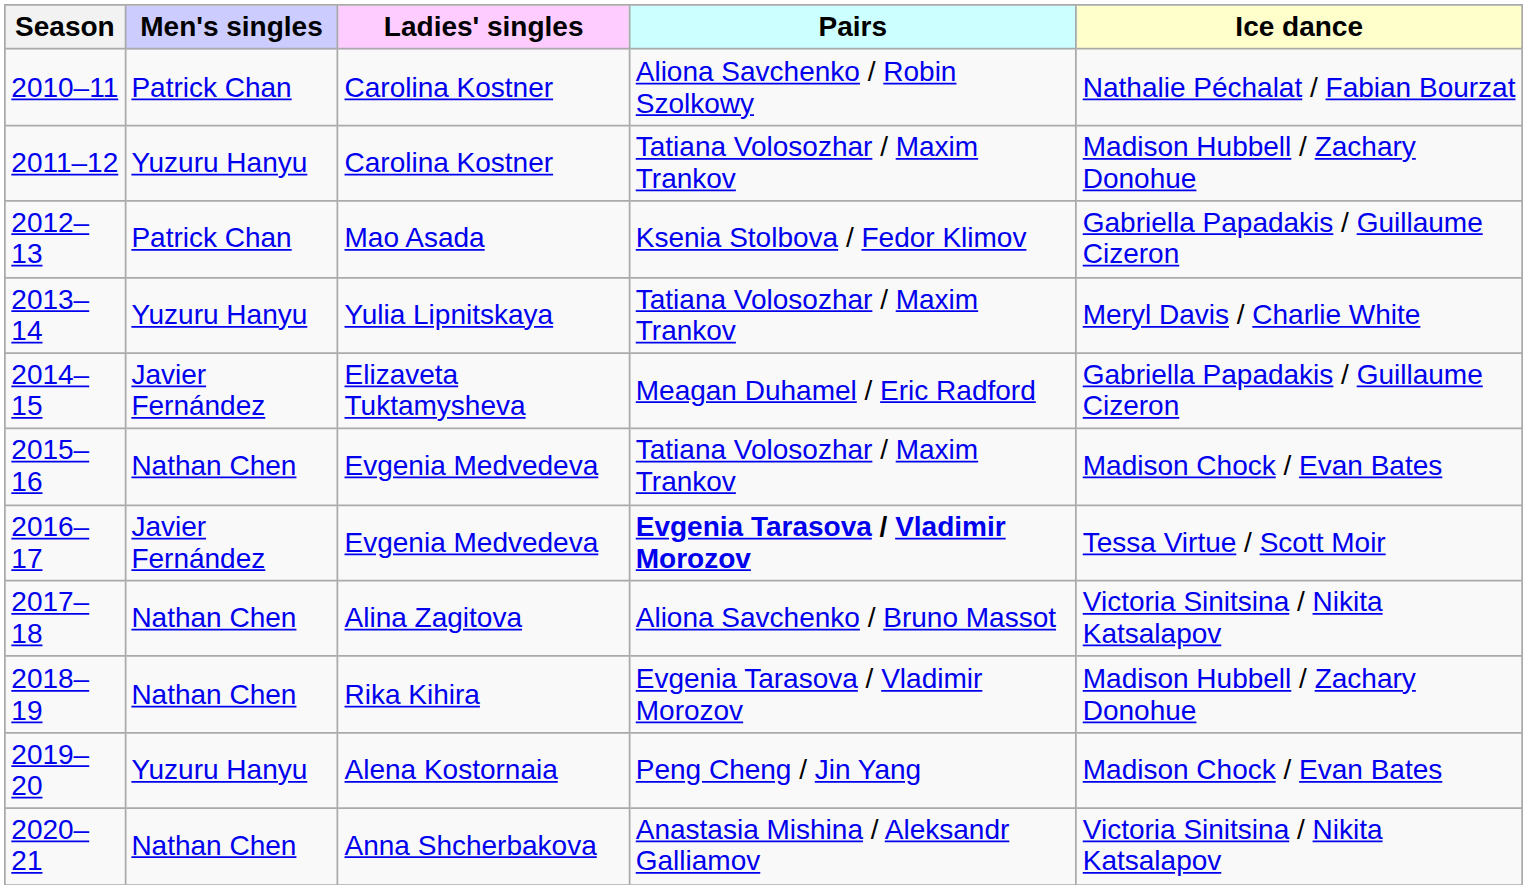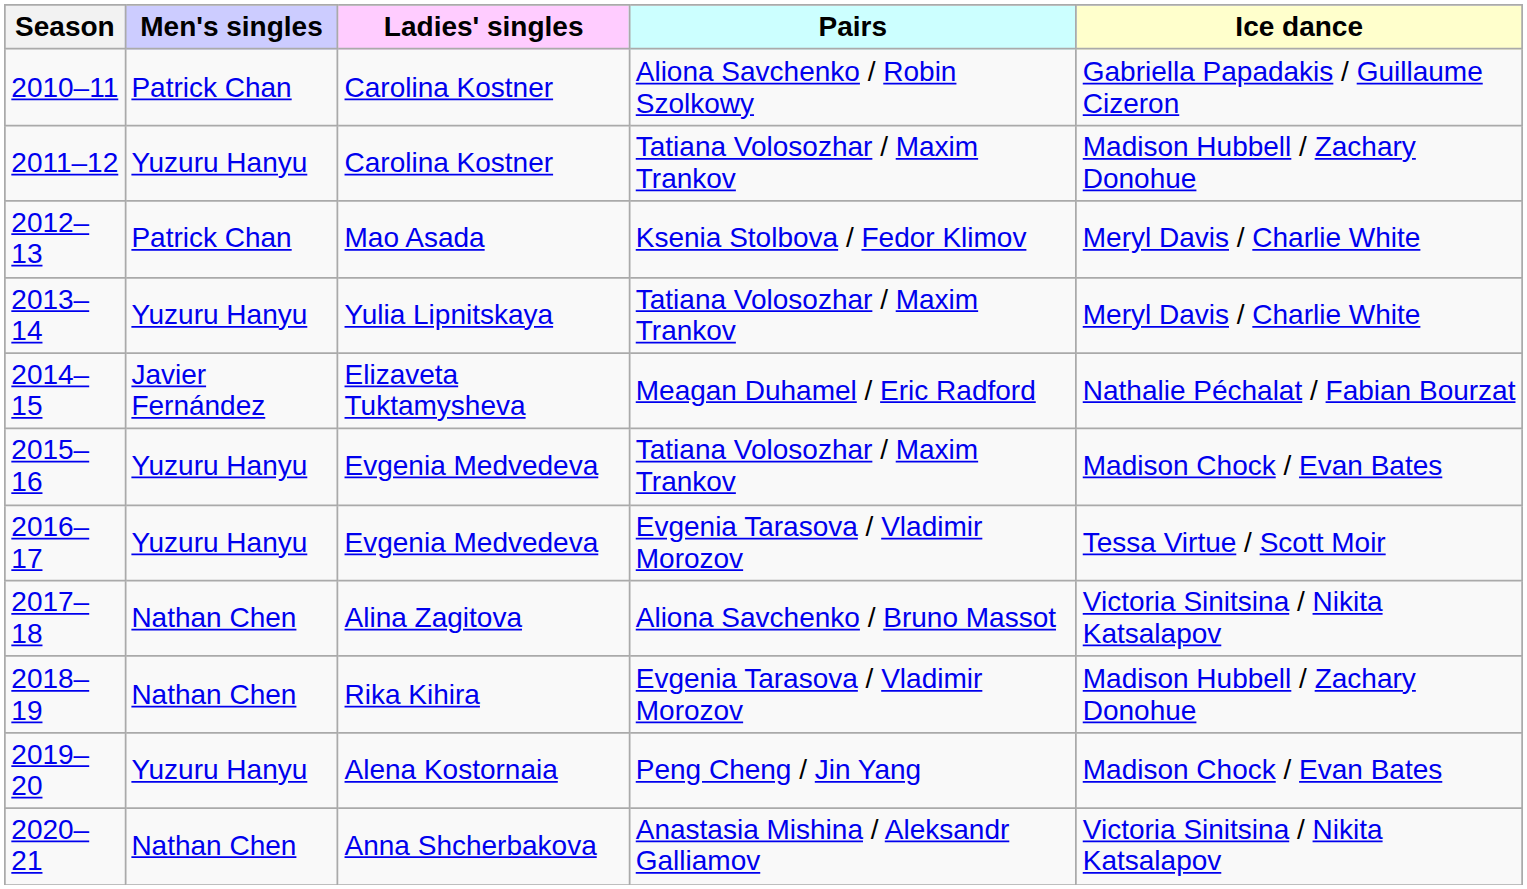(1299, 86) Nathalie Péchalat / Fabian Bourzat -> (1283, 86) Gabriella Papadakis / Guillaume Cizeron
(1283, 238) Gabriella Papadakis / Guillaume Cizeron -> (1252, 238) Meryl Davis / Charlie White
(1283, 390) Gabriella Papadakis / Guillaume Cizeron -> (1299, 390) Nathalie Péchalat / Fabian Bourzat
(214, 466) Nathan Chen -> (219, 466) Yuzuru Hanyu
(198, 542) Javier Fernández -> (219, 542) Yuzuru Hanyu
(821, 542) bold -> (809, 542) normal
